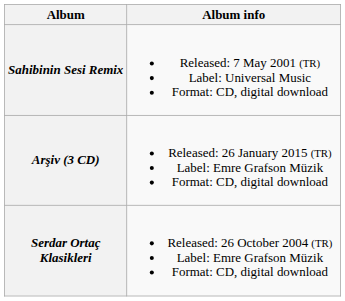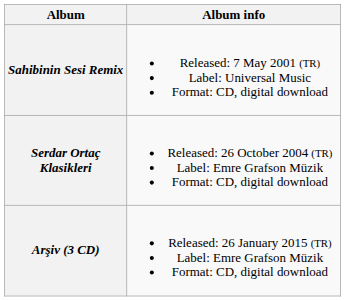rows swapped: (66, 250) <-> (66, 160)
